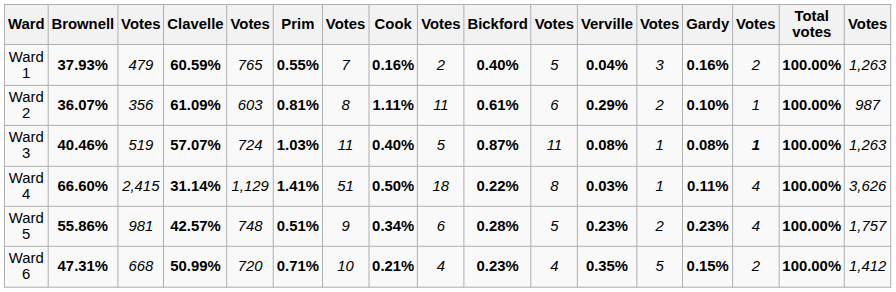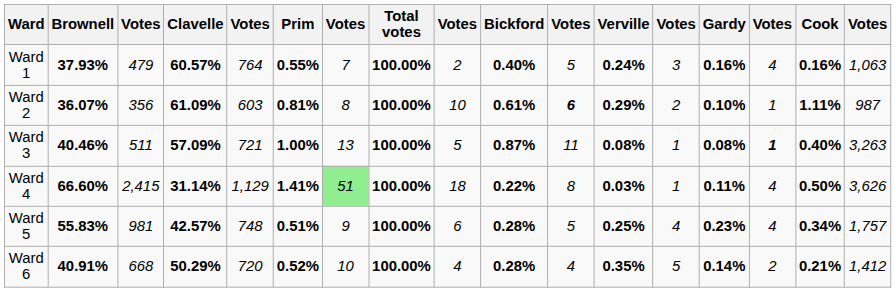columns swapped: (393, 24) <-> (812, 24)
(196, 65) 60.59% -> (196, 65) 60.57%
(250, 65) 765 -> (250, 65) 764
(607, 65) 0.04% -> (624, 65) 0.24%
(756, 65) 2 -> (772, 65) 4
(868, 65) 1,263 -> (868, 65) 1,063
(441, 105) 11 -> (457, 105) 10
(554, 105) normal -> (571, 105) bold
(141, 145) 519 -> (141, 145) 511
(196, 145) 57.07% -> (196, 145) 57.09%
(250, 145) 724 -> (250, 145) 721
(298, 145) 1.03% -> (298, 145) 1.00%
(346, 145) 11 -> (346, 145) 13
(868, 145) 1,263 -> (868, 145) 3,263
(346, 186) no background -> (346, 186) lightgreen background
(83, 226) 55.86% -> (83, 226) 55.83%
(607, 226) 0.23% -> (624, 226) 0.25%
(660, 226) 2 -> (676, 226) 4
(83, 266) 47.31% -> (83, 266) 40.91%
(196, 266) 50.99% -> (196, 266) 50.29%
(298, 266) 0.71% -> (298, 266) 0.52%
(498, 266) 0.23% -> (514, 266) 0.28%
(708, 266) 0.15% -> (724, 266) 0.14%
